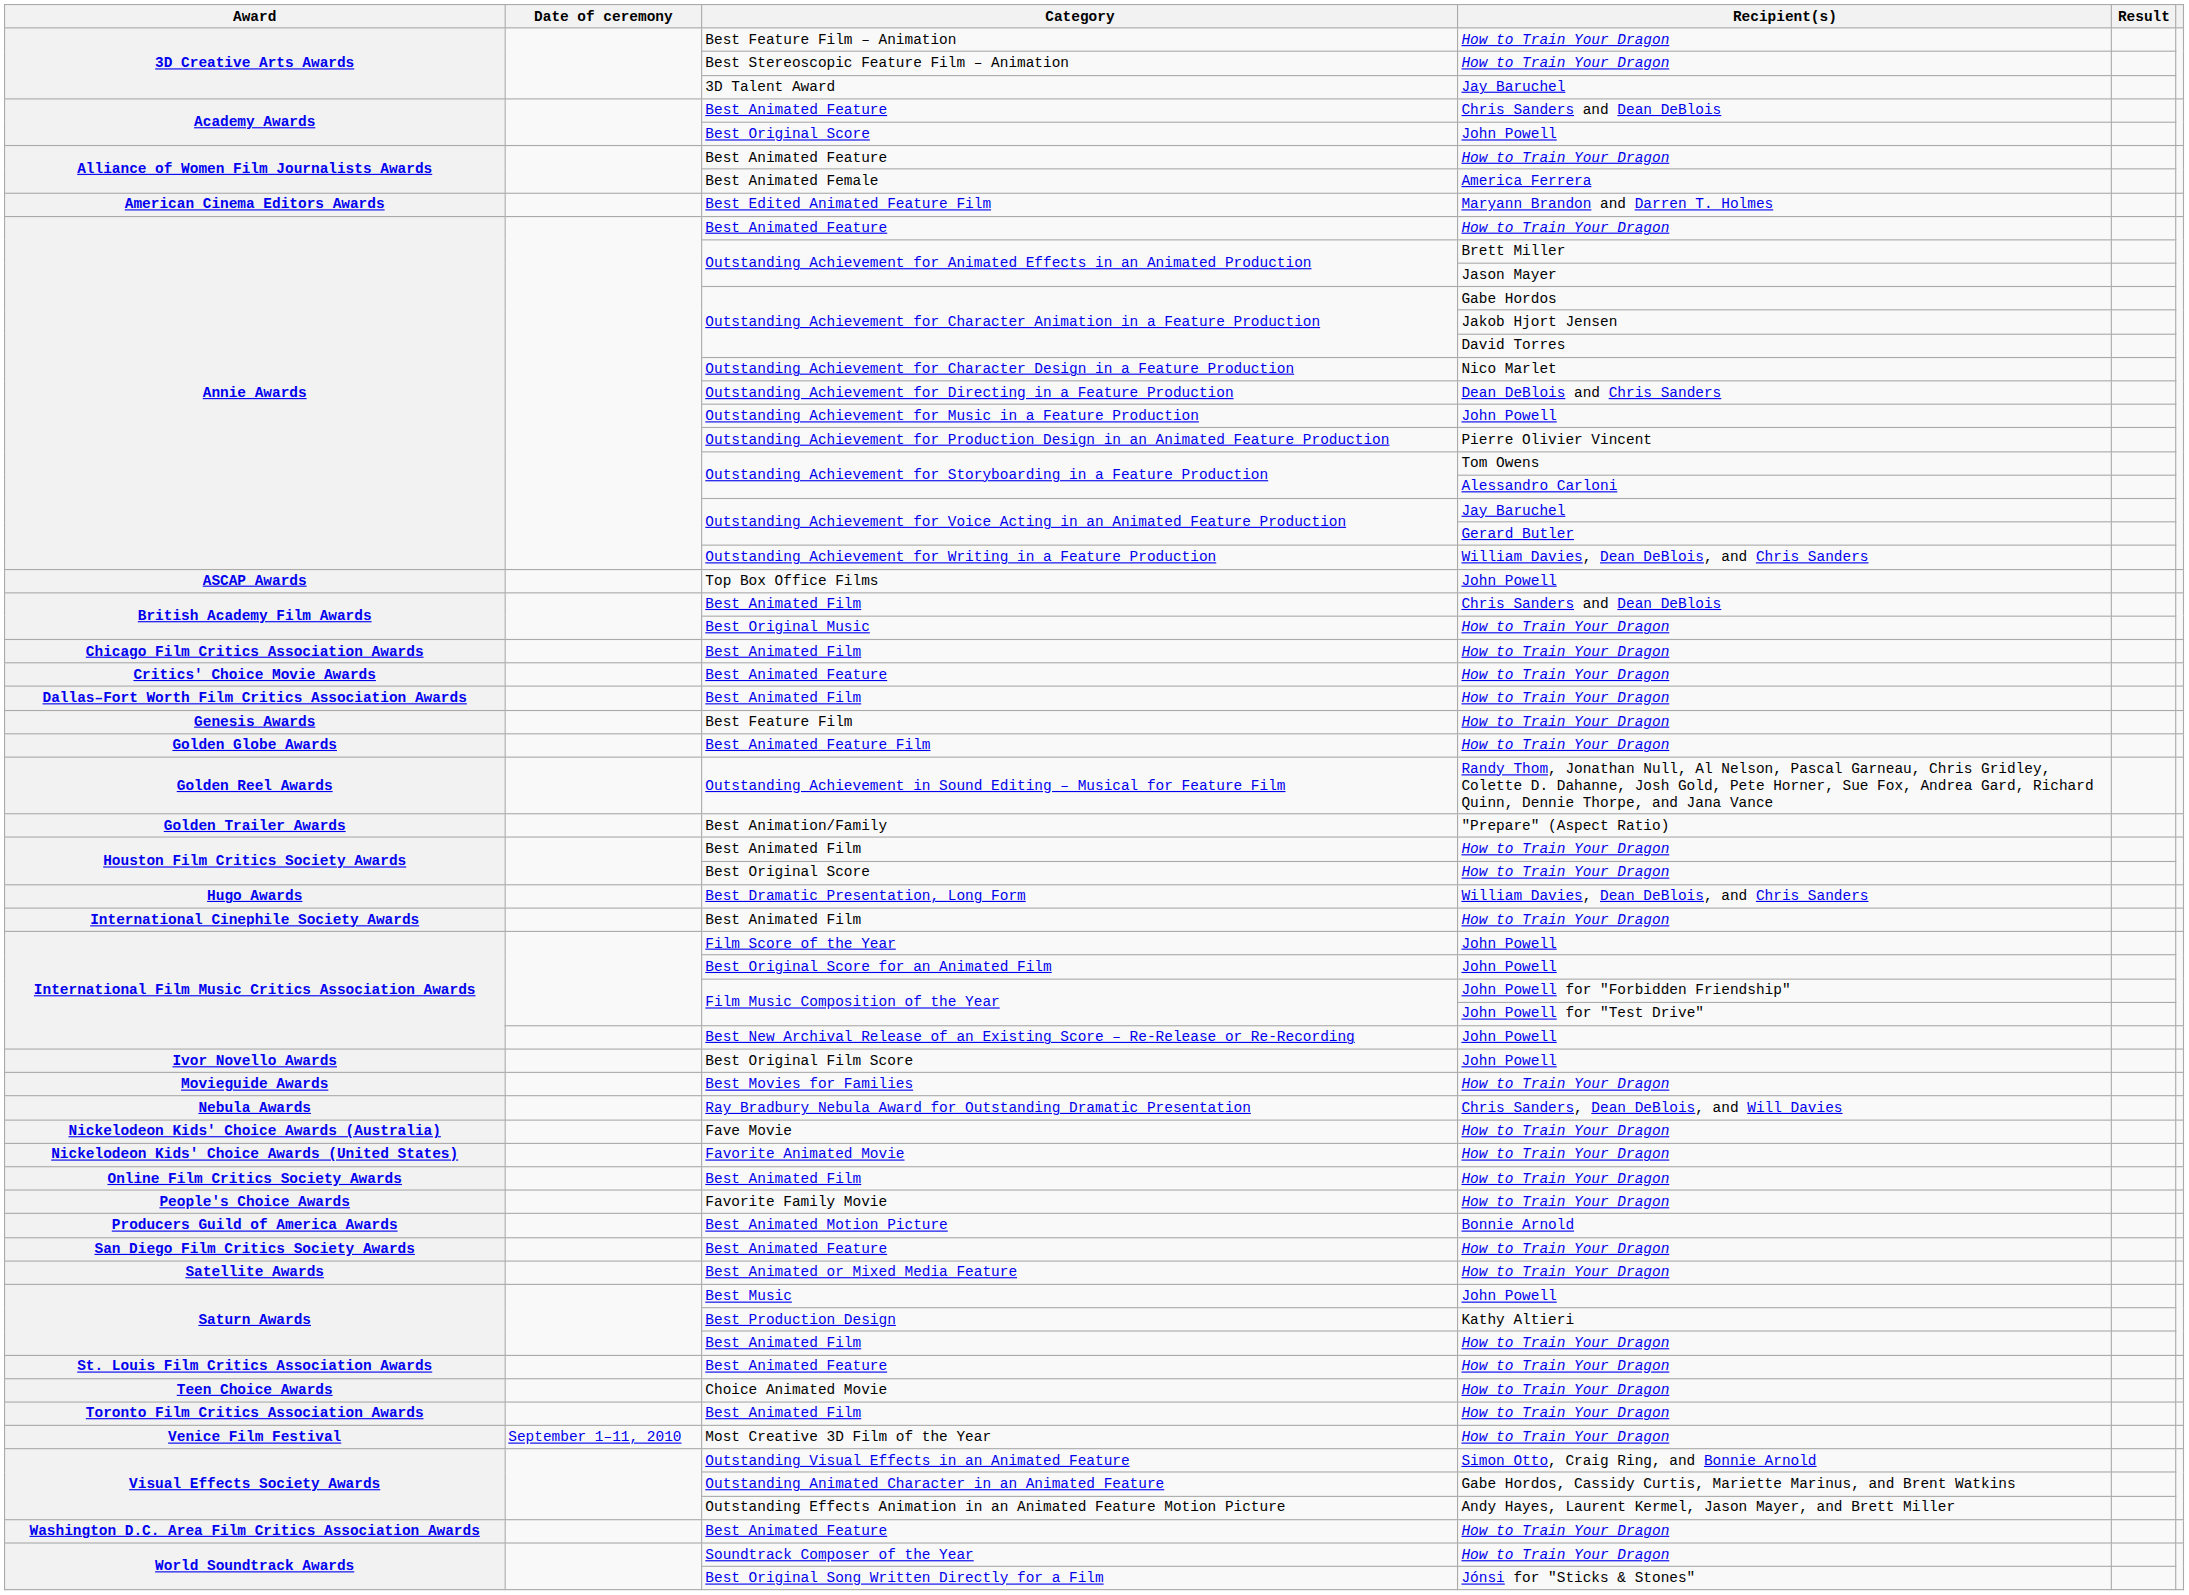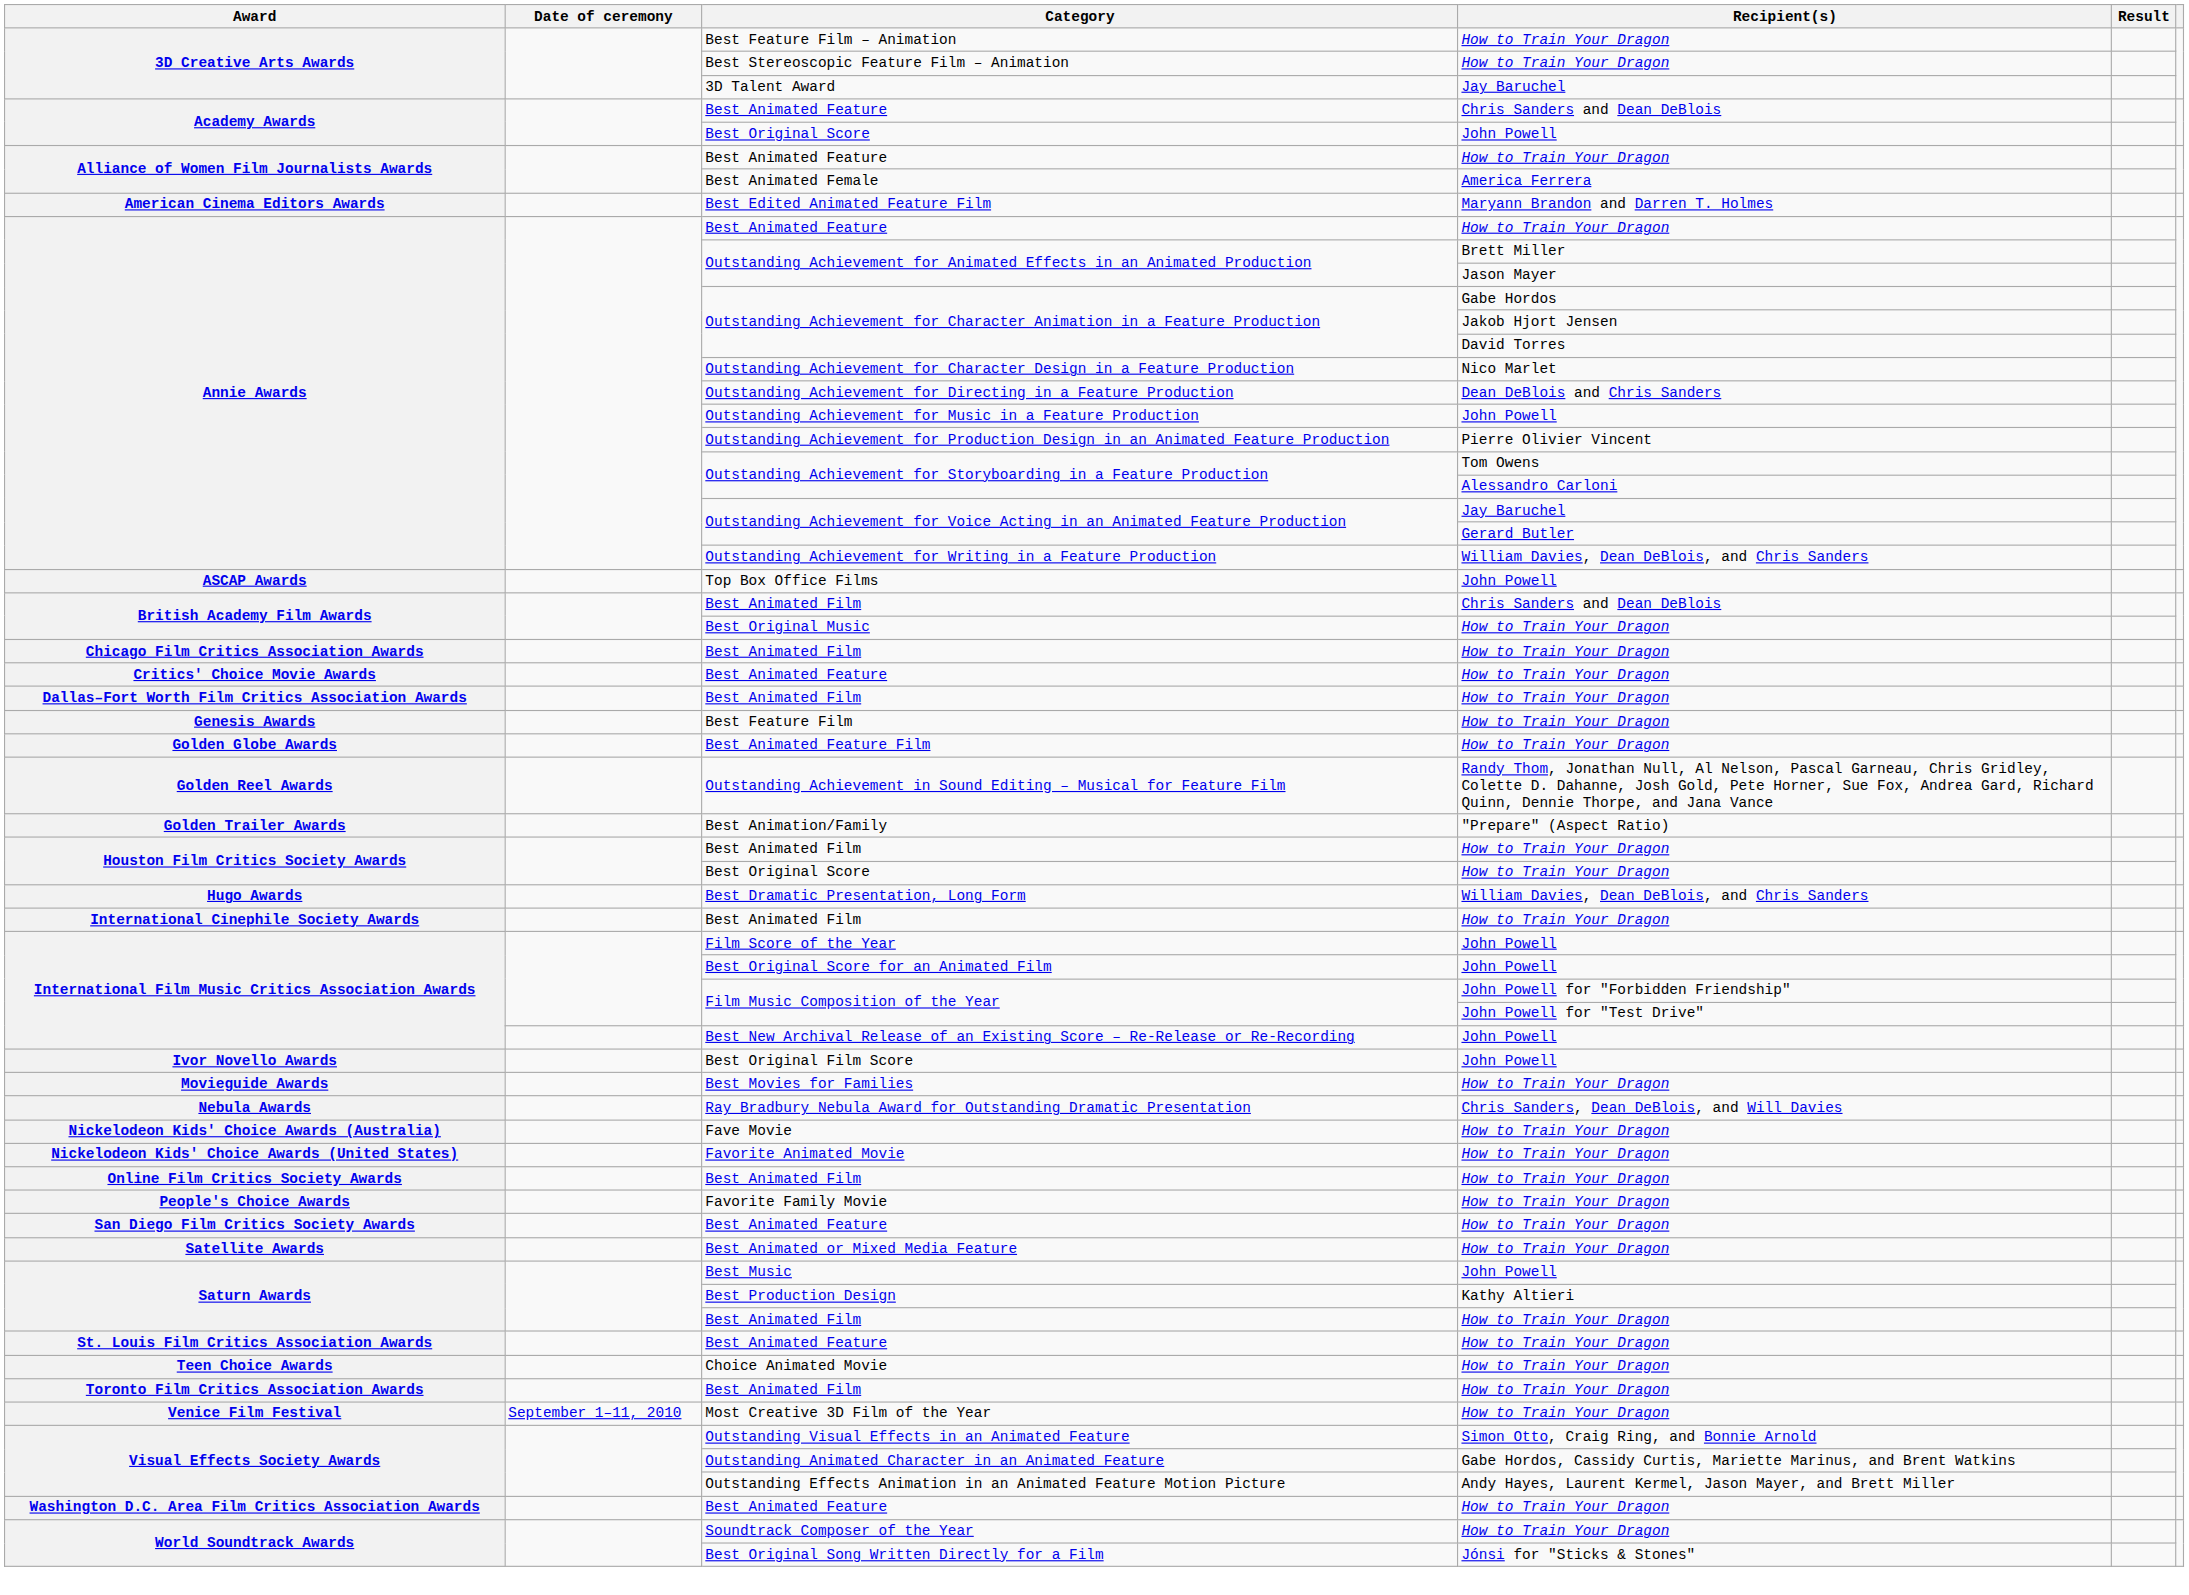- row: (255, 1226)
